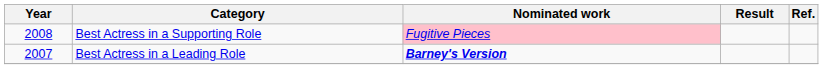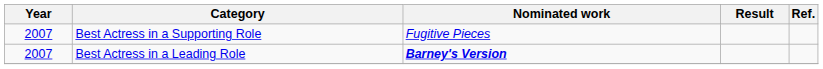(38, 34) 2008 -> (38, 34) 2007
(448, 34) pink background -> (448, 34) no background
